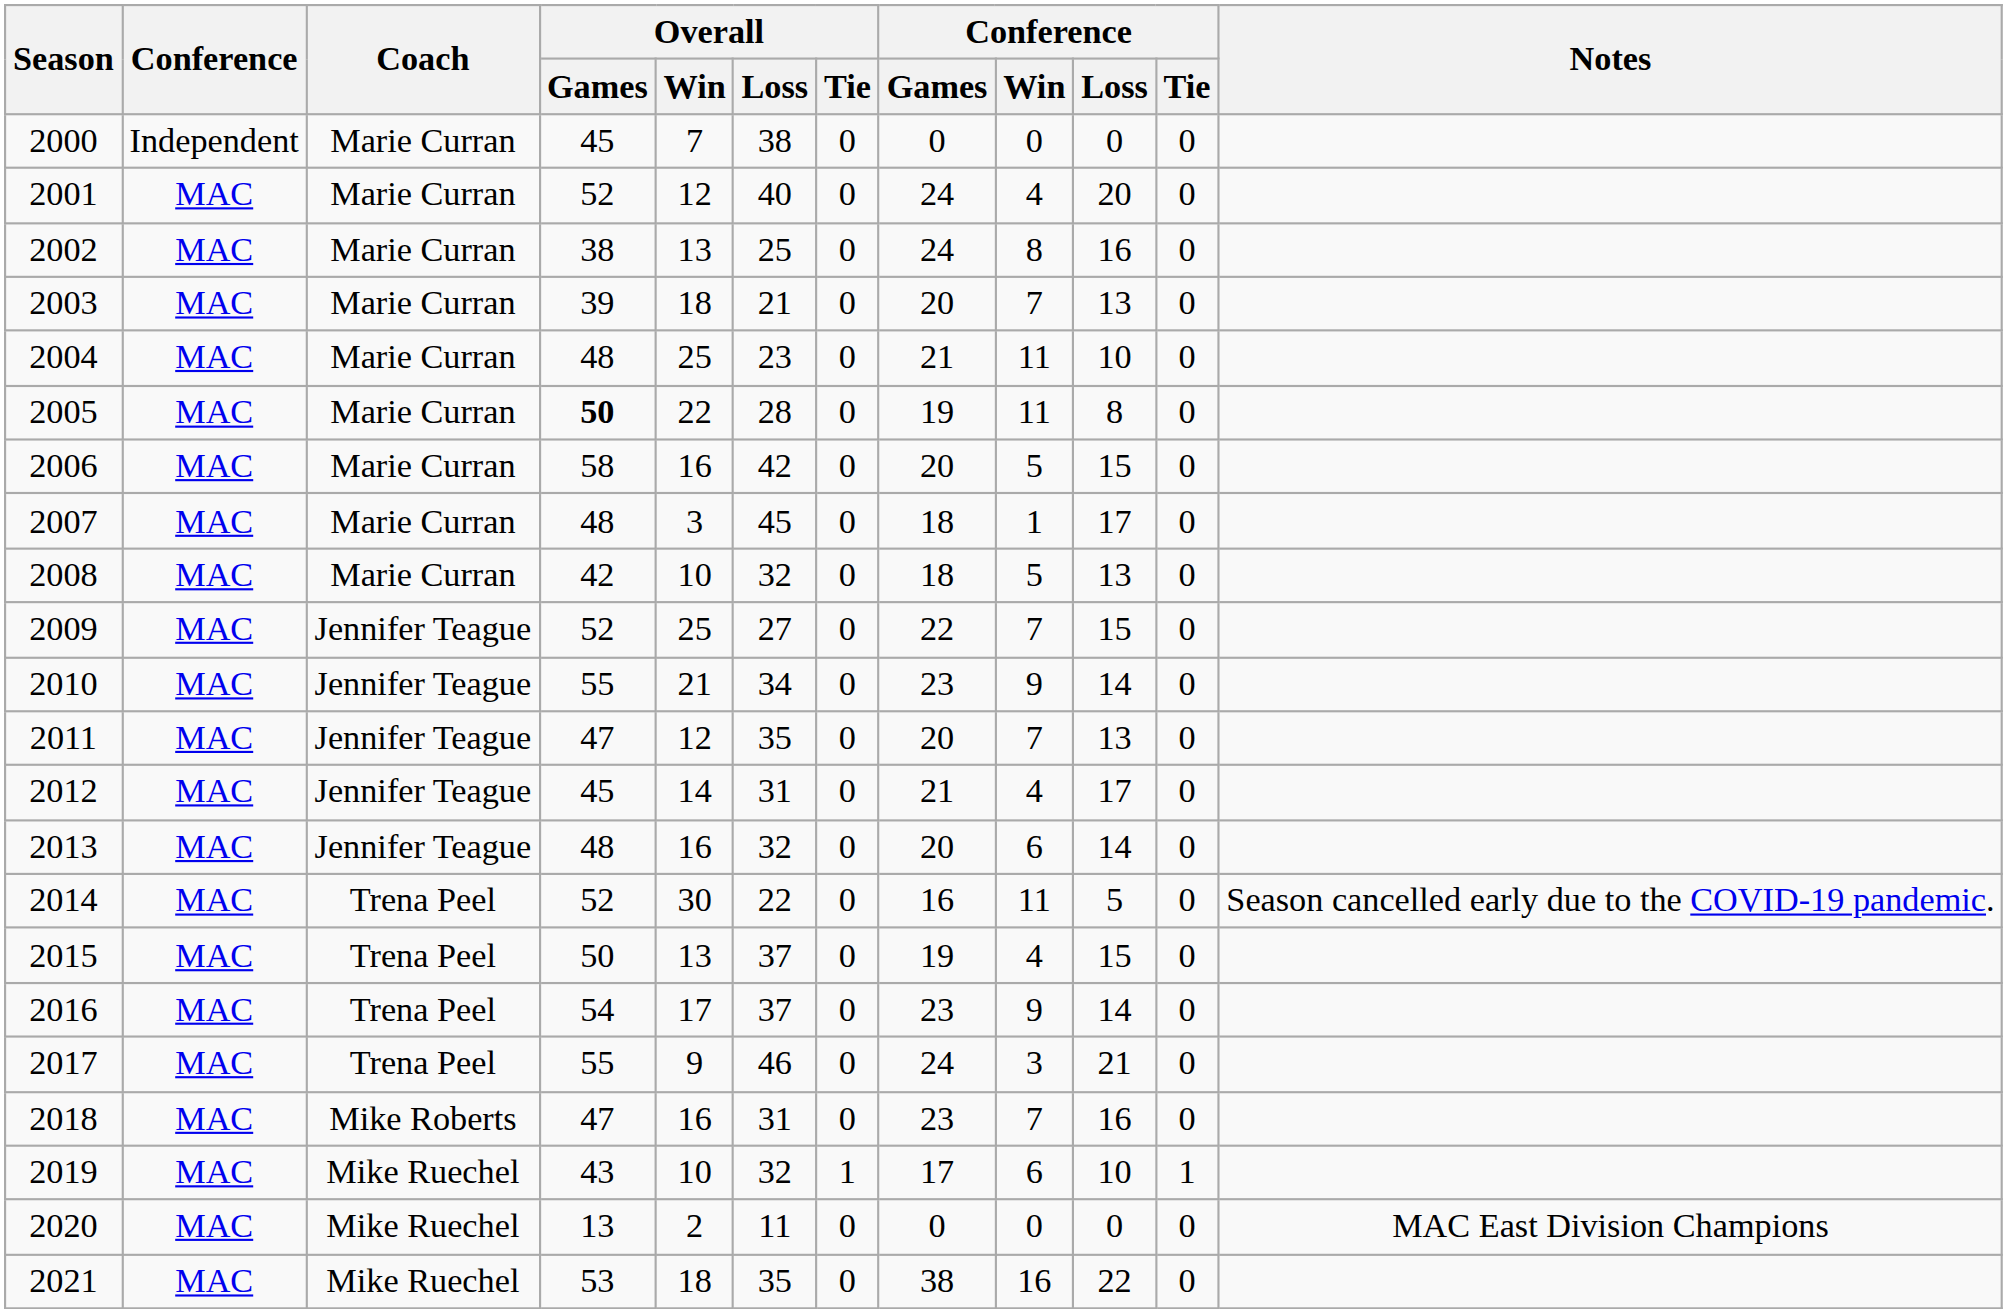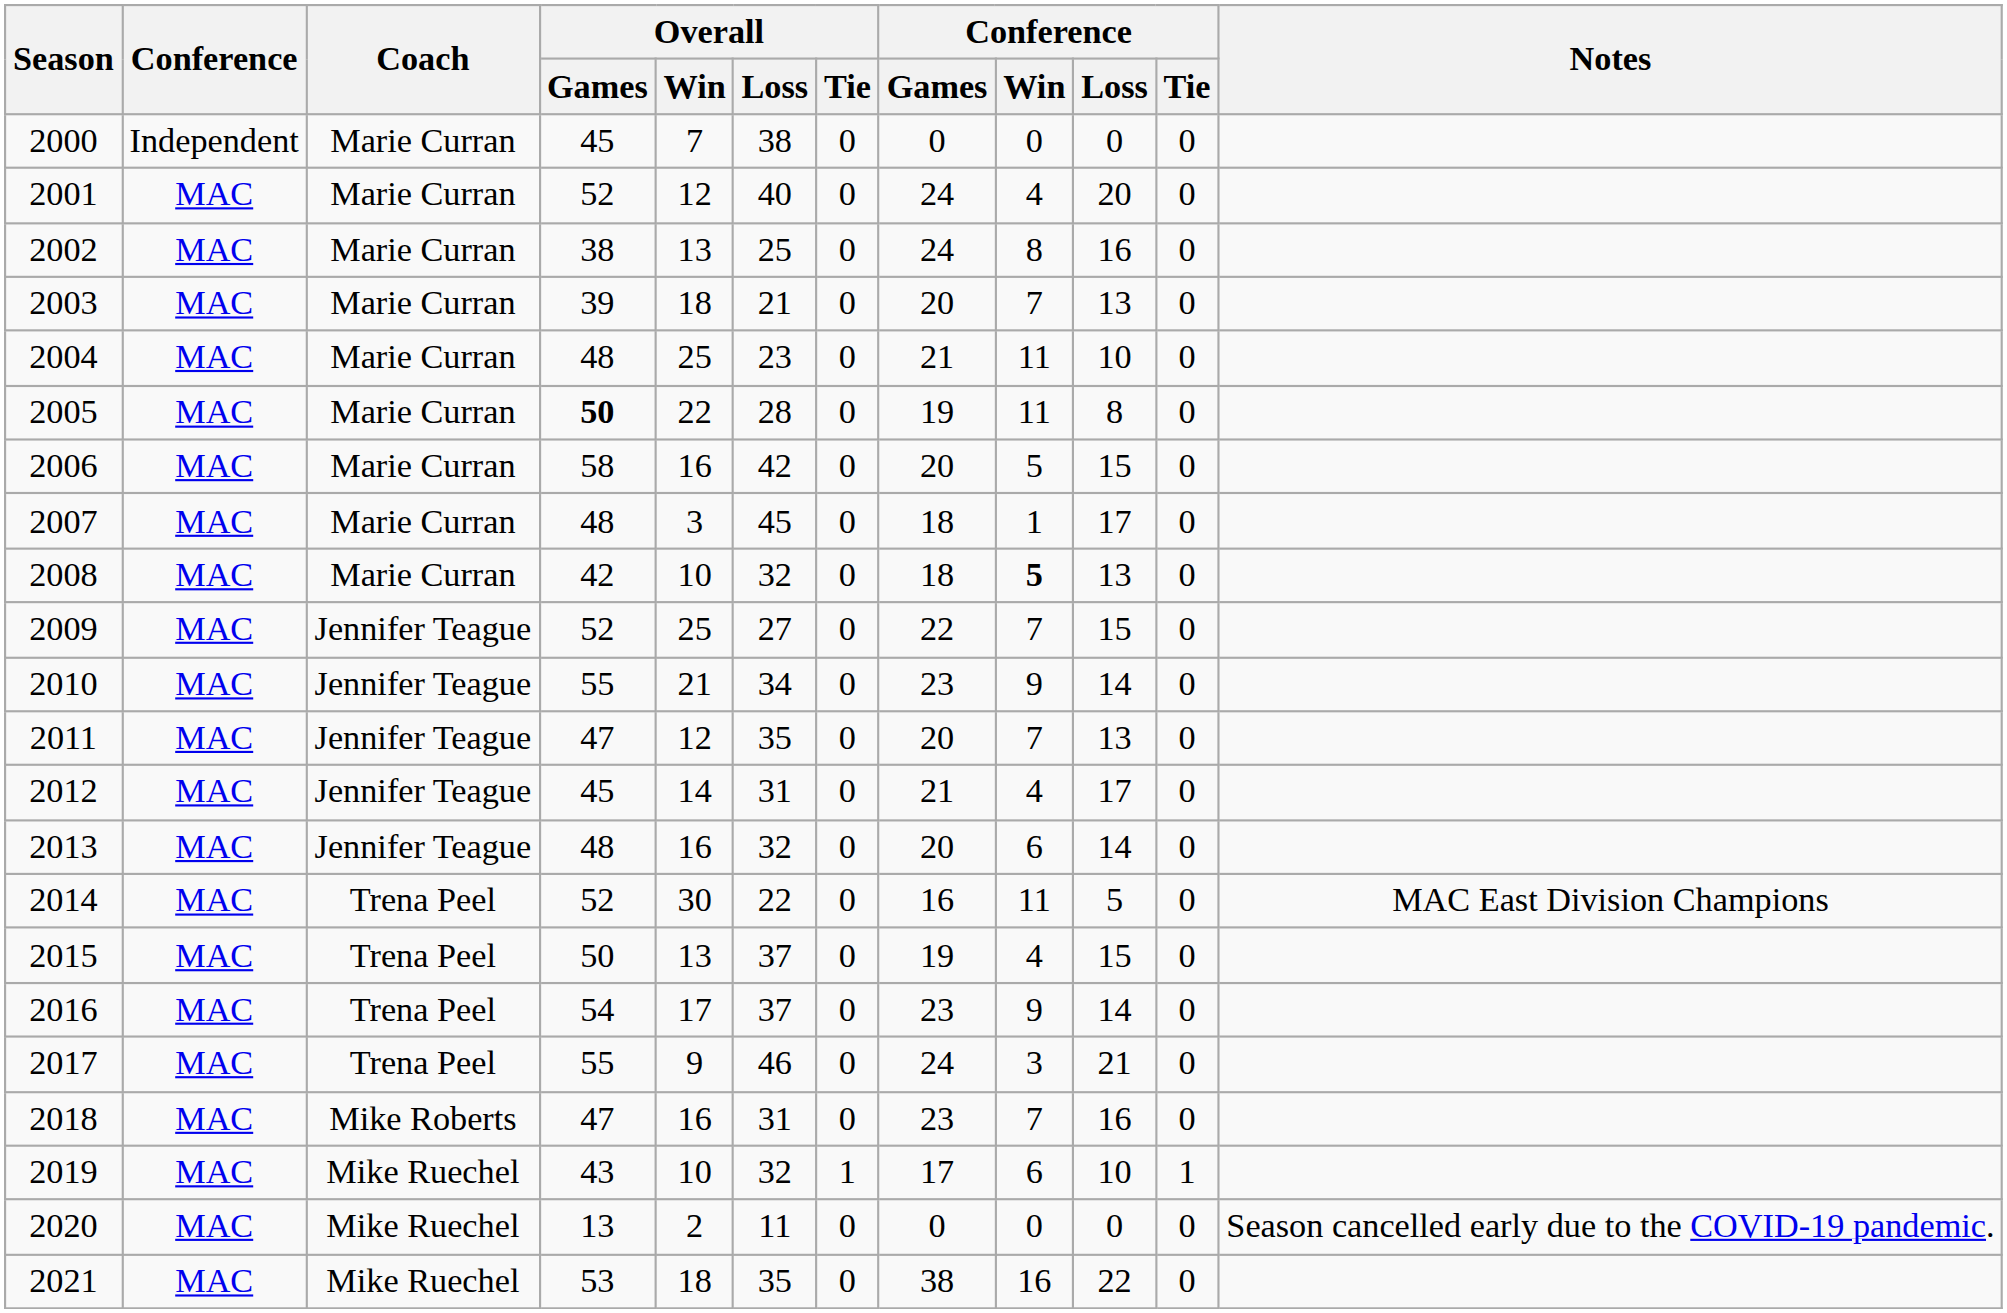(1034, 574) normal -> (1034, 574) bold
(1610, 900) Season cancelled early due to the COVID-19 pandemic. -> (1610, 900) MAC East Division Champions
(1610, 1226) MAC East Division Champions -> (1610, 1226) Season cancelled early due to the COVID-19 pandemic.
